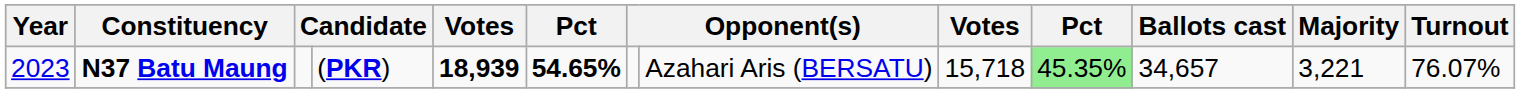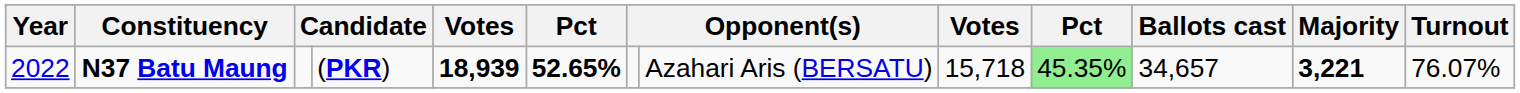(40, 67) 2023 -> (40, 67) 2022
(576, 67) 54.65% -> (576, 67) 52.65%
(1331, 67) normal -> (1331, 67) bold
